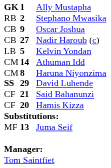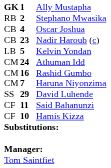(22, 29) 9 -> (22, 29) 4
(25, 40) 27 -> (25, 40) 23
(25, 62) 14 -> (25, 62) 24
+ row: (64, 72)
(22, 72) 8 -> (22, 83) 7
(9, 83) bold -> (9, 94) normal
(25, 94) 21 -> (24, 105) 11
(25, 105) 20 -> (25, 116) 10
- row: (54, 127)
